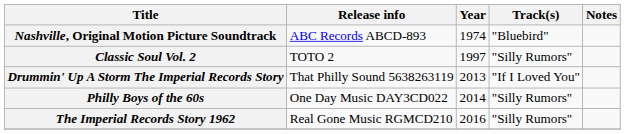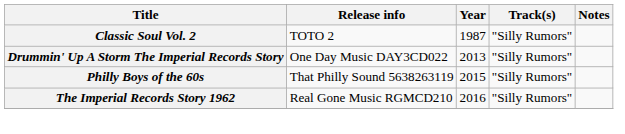- row: (146, 35)
(473, 56) 1997 -> (473, 35) 1987
(372, 77) That Philly Sound 5638263119 -> (369, 56) One Day Music DAY3CD022
(536, 77) "If I Loved You" -> (532, 56) "Silly Rumors"
(369, 98) One Day Music DAY3CD022 -> (372, 77) That Philly Sound 5638263119
(473, 98) 2014 -> (473, 77) 2015
